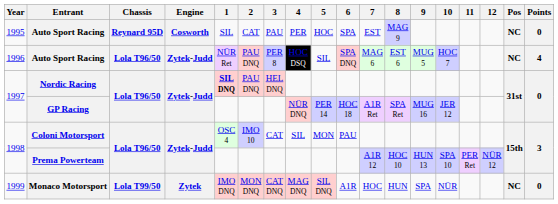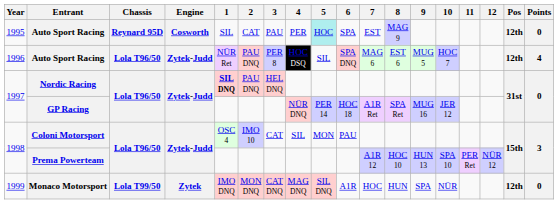(324, 32) no background -> (324, 32) paleturquoise background
(514, 32) NC -> (514, 32) 12th
(514, 58) NC -> (514, 58) 12th
(514, 186) NC -> (514, 186) 12th
